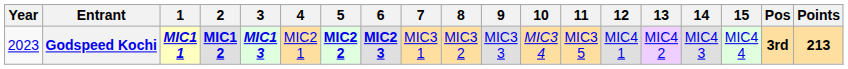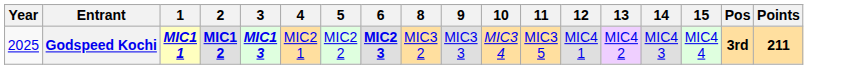- column: (421, 15)
(23, 45) 2023 -> (23, 45) 2025
(341, 45) bold -> (341, 45) normal
(819, 45) 213 -> (778, 45) 211
